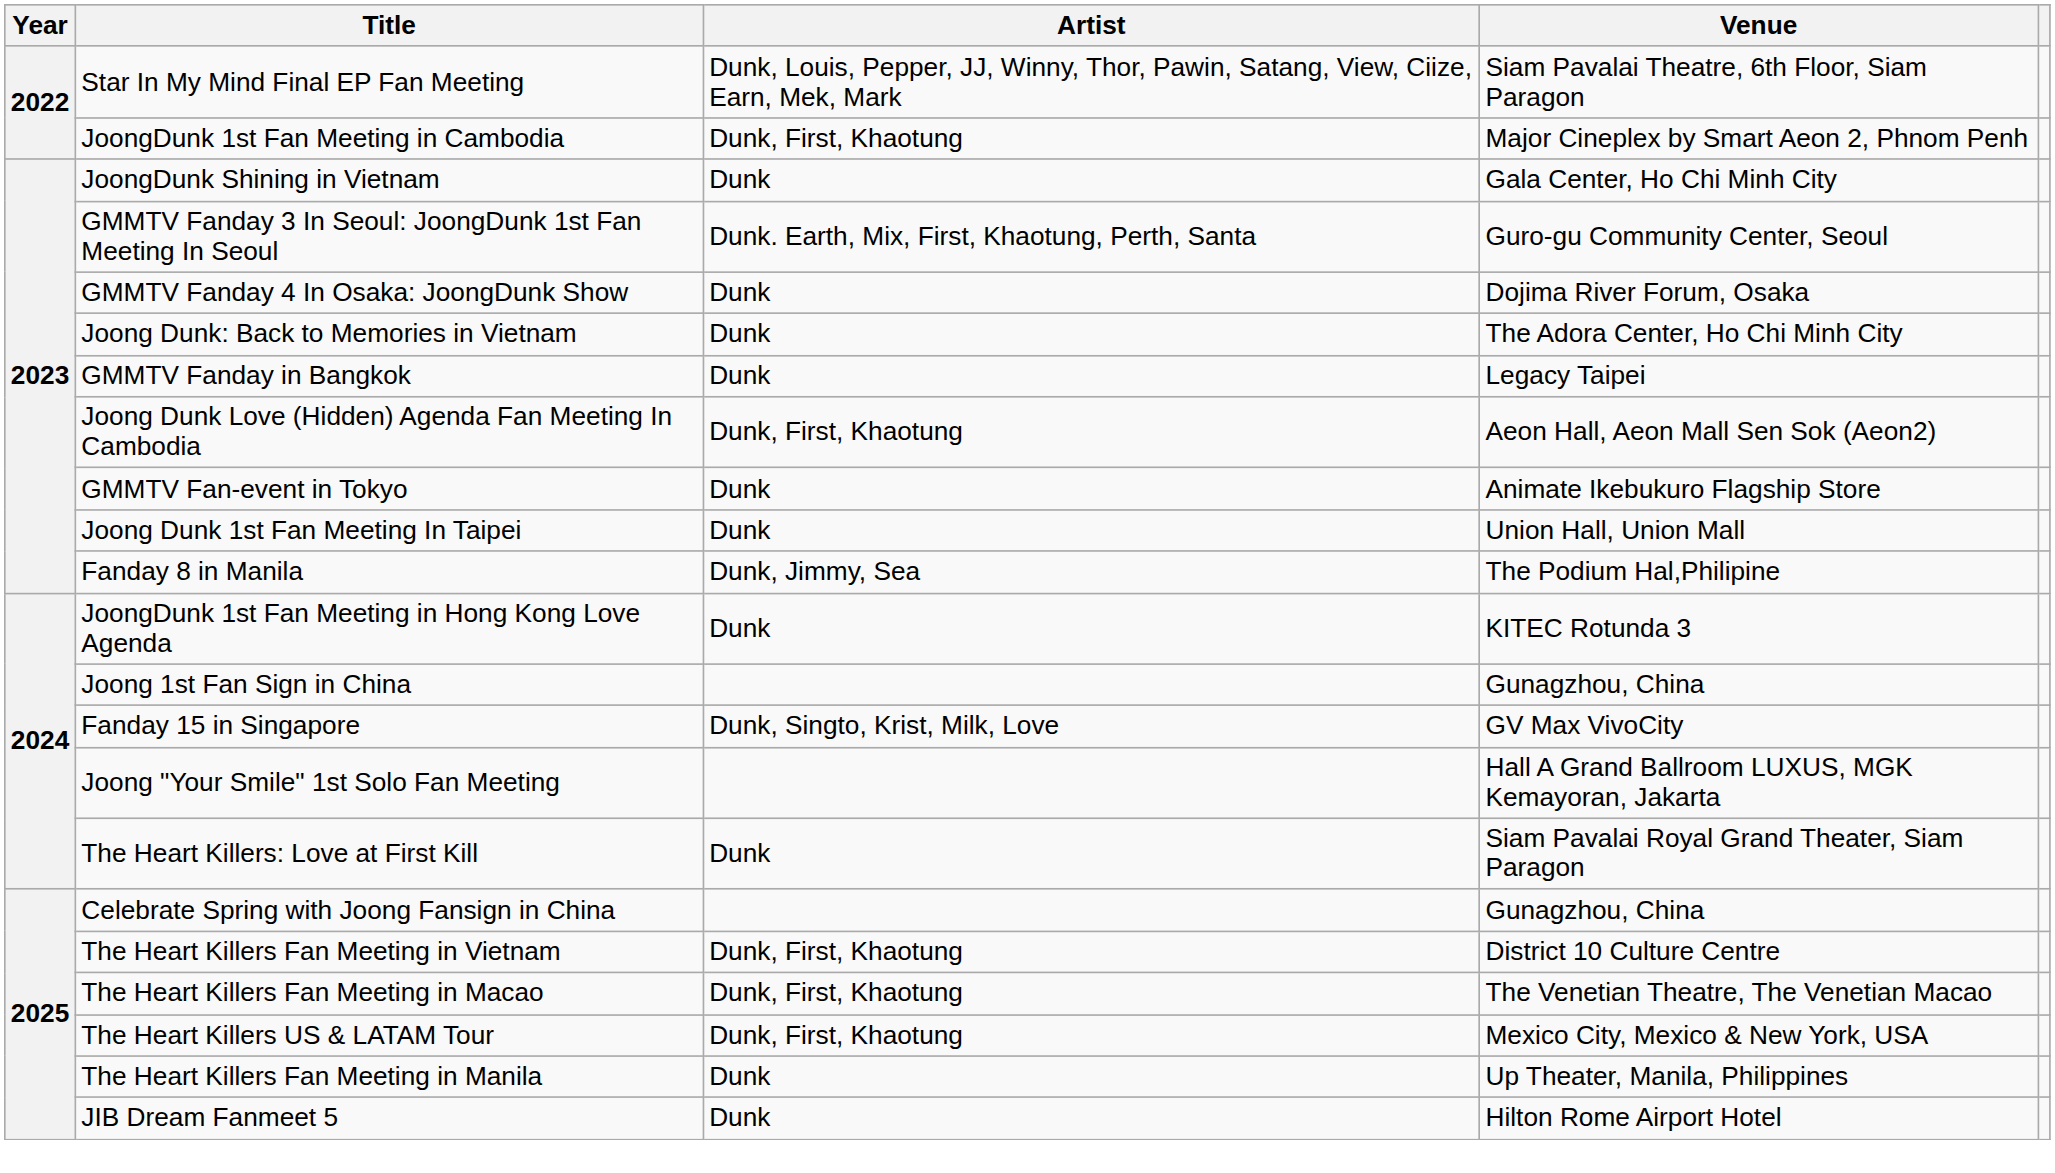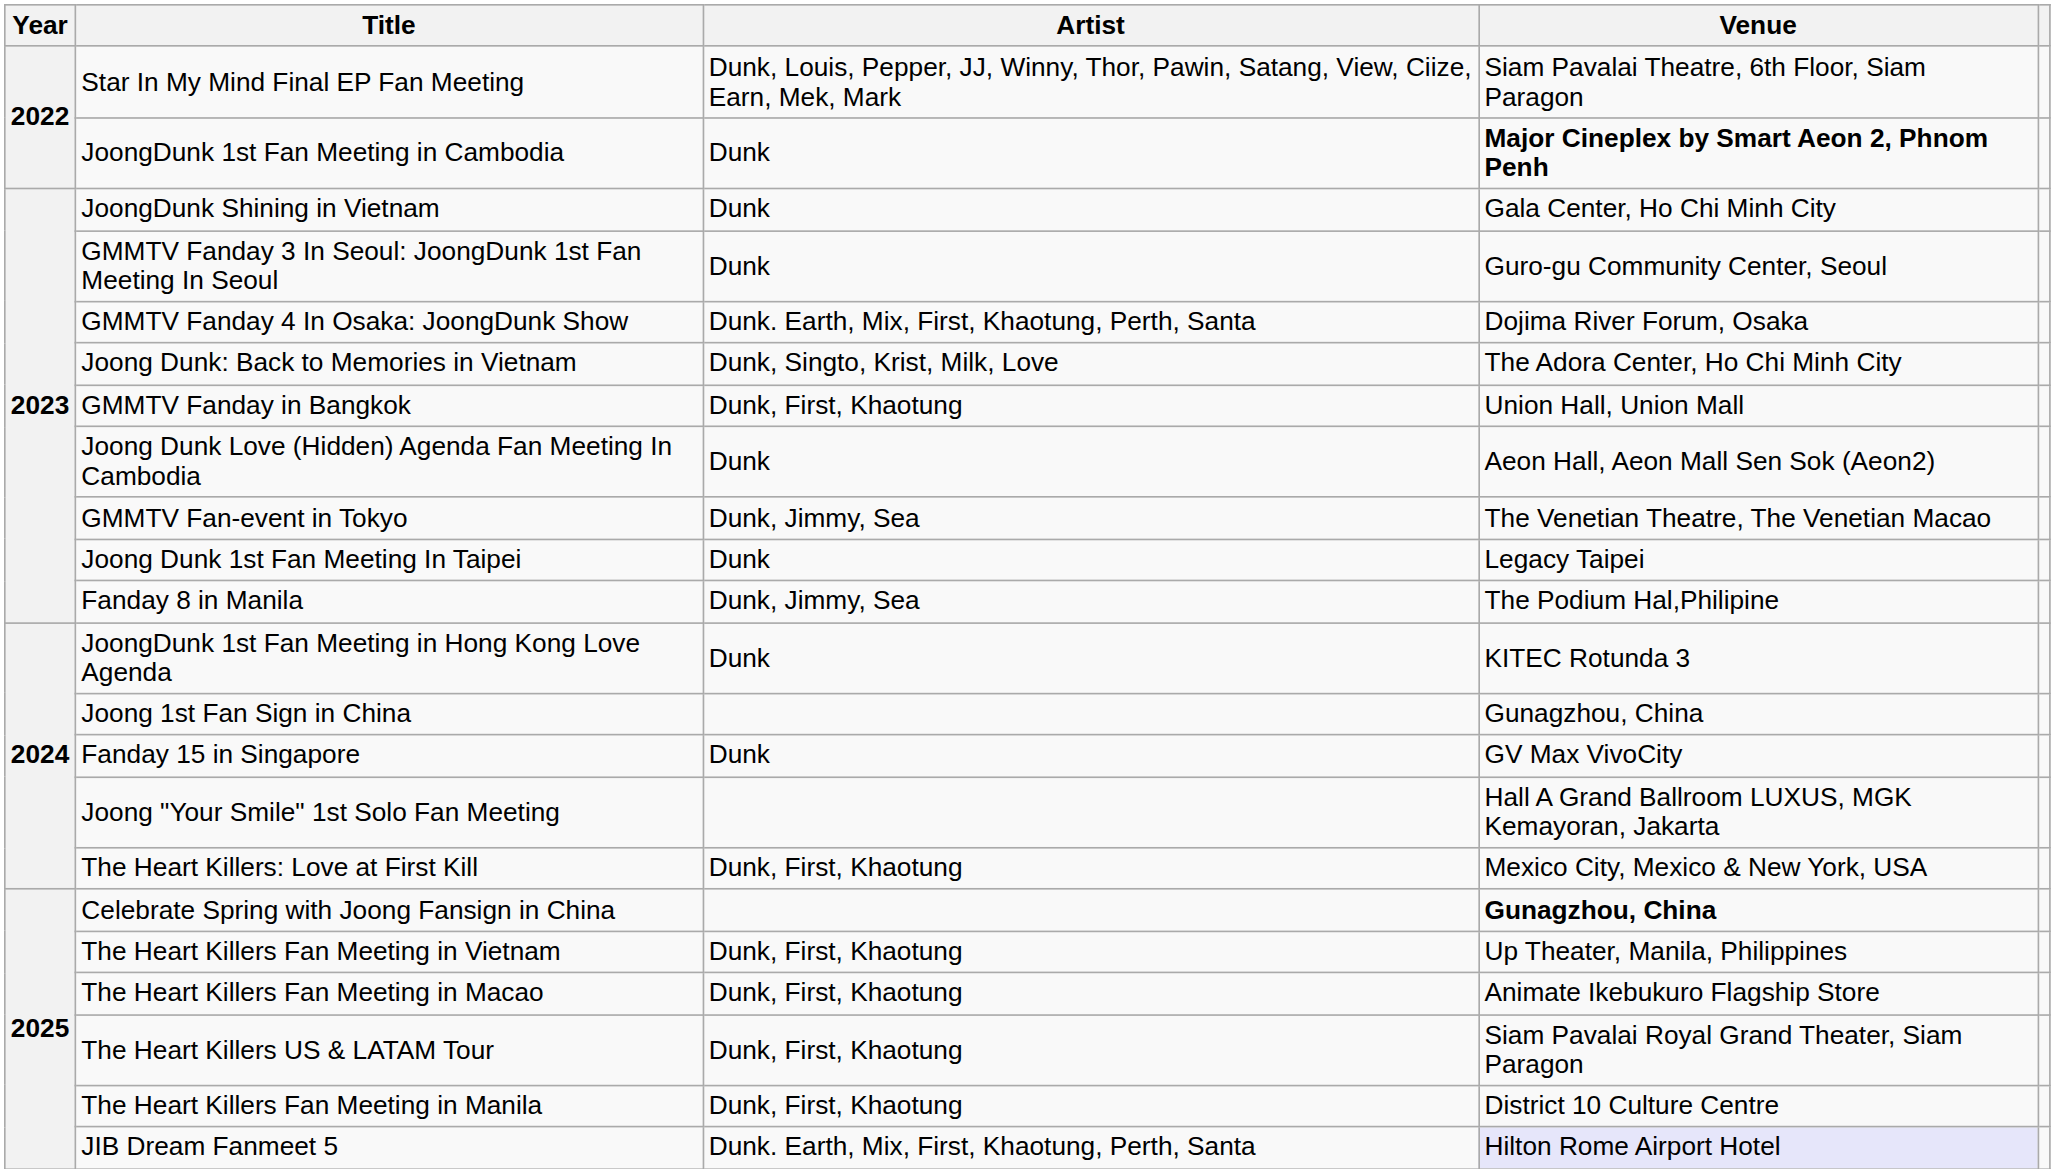(836, 138) Dunk, First, Khaotung -> (739, 152) Dunk
(1757, 138) normal -> (1736, 152) bold
(983, 236) Dunk. Earth, Mix, First, Khaotung, Perth, Santa -> (739, 265) Dunk
(740, 292) Dunk -> (982, 321) Dunk. Earth, Mix, First, Khaotung, Perth, Santa
(740, 334) Dunk -> (884, 363) Dunk, Singto, Krist, Milk, Love
(740, 375) Dunk -> (836, 405) Dunk, First, Khaotung
(1566, 375) Legacy Taipei -> (1614, 405) Union Hall, Union Mall
(836, 432) Dunk, First, Khaotung -> (739, 461) Dunk
(740, 488) Dunk -> (814, 517) Dunk, Jimmy, Sea
(1683, 488) Animate Ikebukuro Flagship Store -> (1738, 517) The Venetian Theatre, The Venetian Macao
(1615, 530) Union Hall, Union Mall -> (1565, 559) Legacy Taipei
(884, 725) Dunk, Singto, Krist, Milk, Love -> (739, 755) Dunk
(740, 853) Dunk -> (836, 868) Dunk, First, Khaotung
(1724, 853) Siam Pavalai Royal Grand Theater, Siam Paragon -> (1706, 868) Mexico City, Mexico & New York, USA
(1595, 909) normal -> (1600, 909) bold
(1633, 951) District 10 Culture Centre -> (1666, 951) Up Theater, Manila, Philippines
(1739, 993) The Venetian Theatre, The Venetian Macao -> (1682, 993) Animate Ikebukuro Flagship Store
(1707, 1034) Mexico City, Mexico & New York, USA -> (1723, 1049) Siam Pavalai Royal Grand Theater, Siam Paragon
(740, 1076) Dunk -> (836, 1105) Dunk, First, Khaotung
(1667, 1076) Up Theater, Manila, Philippines -> (1632, 1105) District 10 Culture Centre
(740, 1117) Dunk -> (982, 1147) Dunk. Earth, Mix, First, Khaotung, Perth, Santa
(1634, 1117) no background -> (1633, 1147) lavender background
